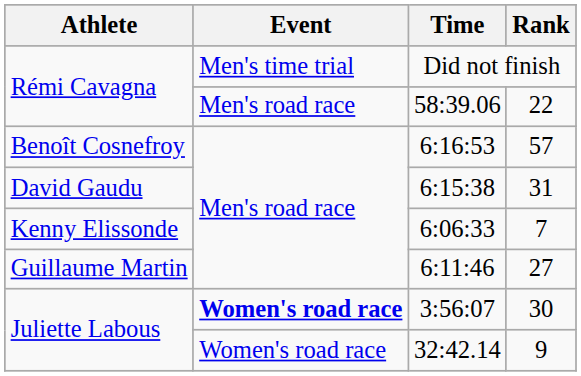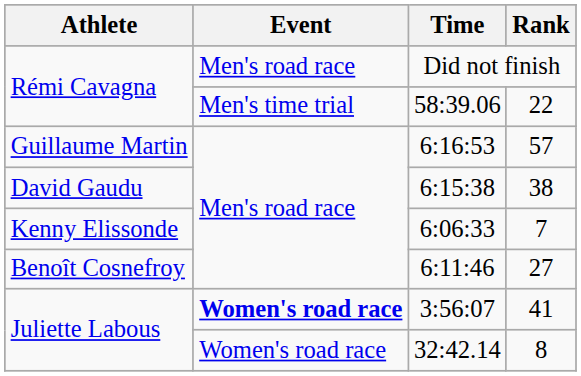(277, 65) Men's time trial -> (277, 65) Men's road race
(277, 106) Men's road race -> (277, 106) Men's time trial
(98, 147) Benoît Cosnefroy -> (99, 147) Guillaume Martin
(541, 187) 31 -> (541, 187) 38
(99, 268) Guillaume Martin -> (98, 268) Benoît Cosnefroy
(541, 309) 30 -> (541, 309) 41
(541, 350) 9 -> (541, 350) 8
